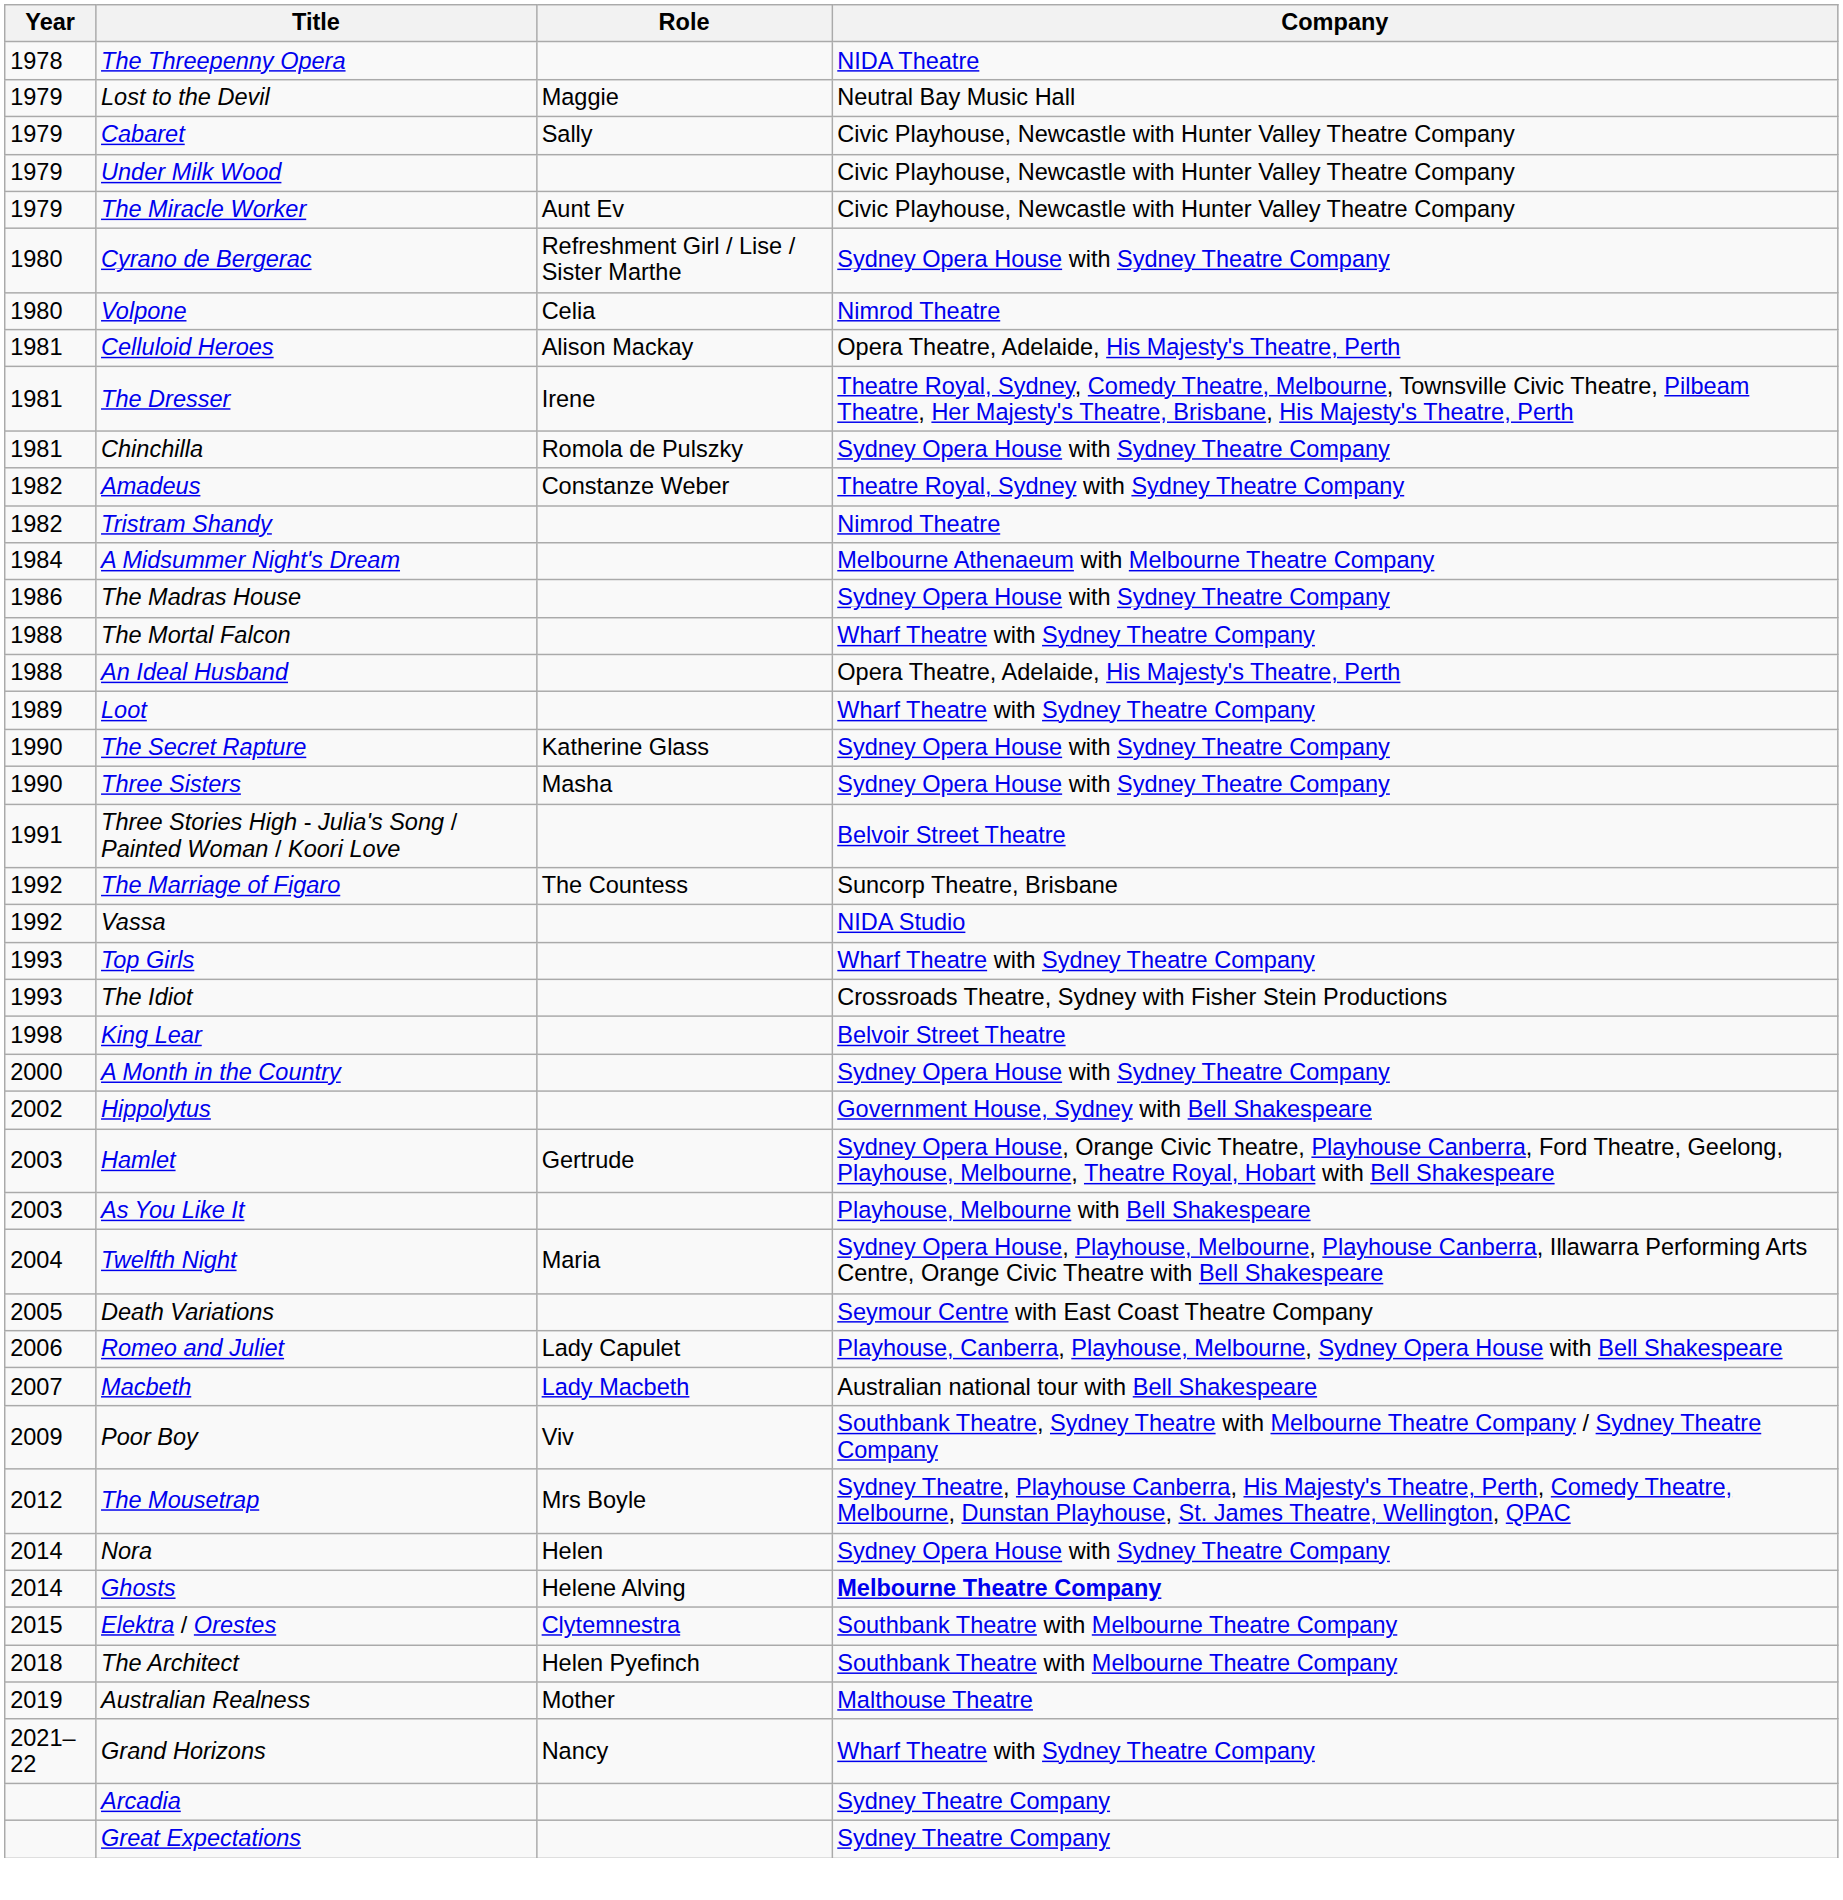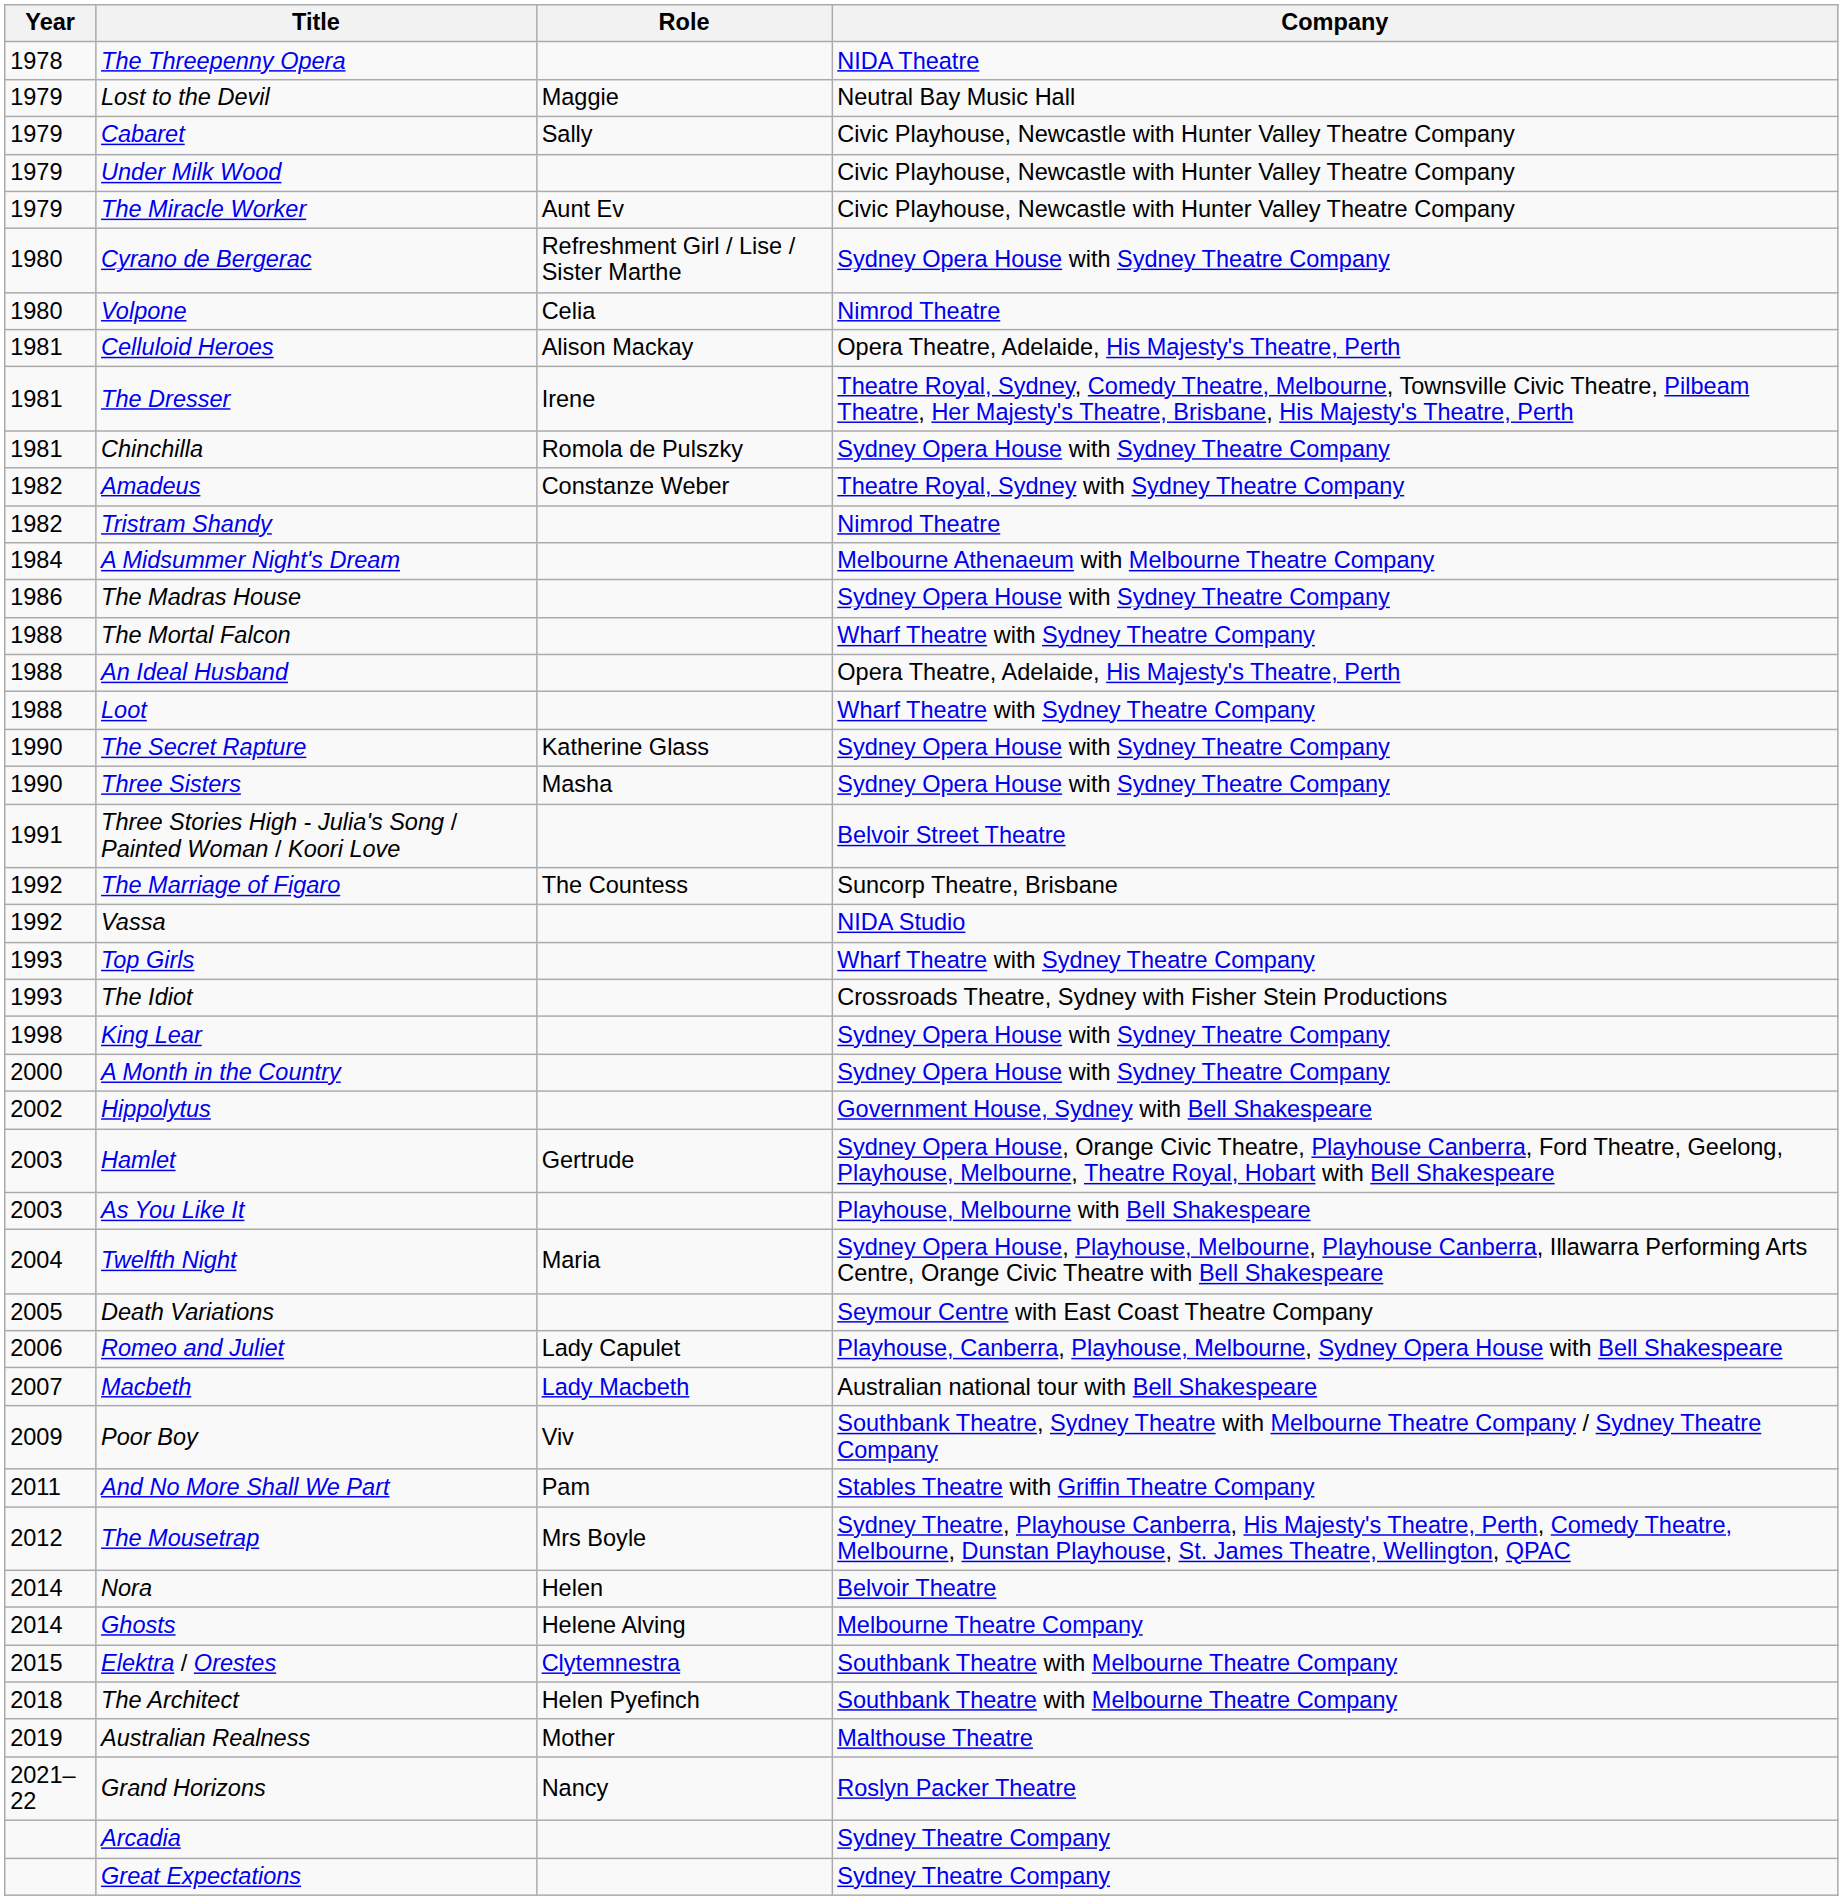(36, 710) 1989 -> (36, 710) 1988
(951, 1035) Belvoir Street Theatre -> (1114, 1035) Sydney Opera House with Sydney Theatre Company
+ row: (245, 1487)
(1114, 1551) Sydney Opera House with Sydney Theatre Company -> (917, 1588) Belvoir Theatre
(999, 1588) bold -> (990, 1625) normal
(1076, 1750) Wharf Theatre with Sydney Theatre Company -> (957, 1788) Roslyn Packer Theatre
